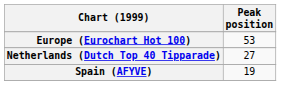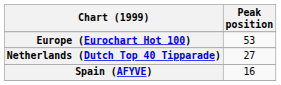(249, 72) 19 -> (249, 72) 16
